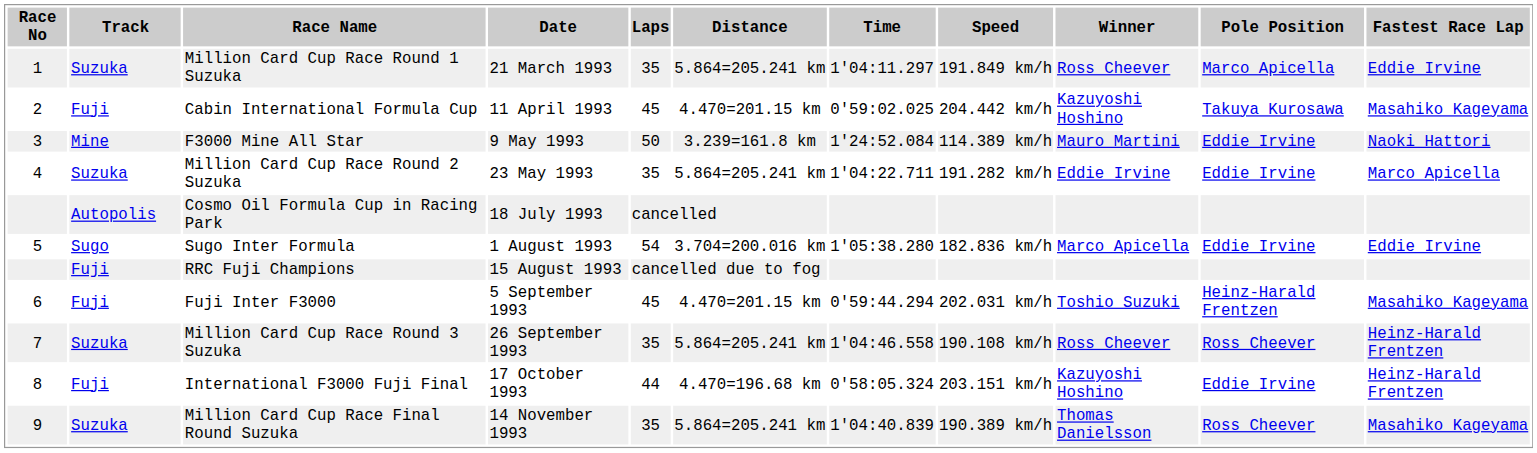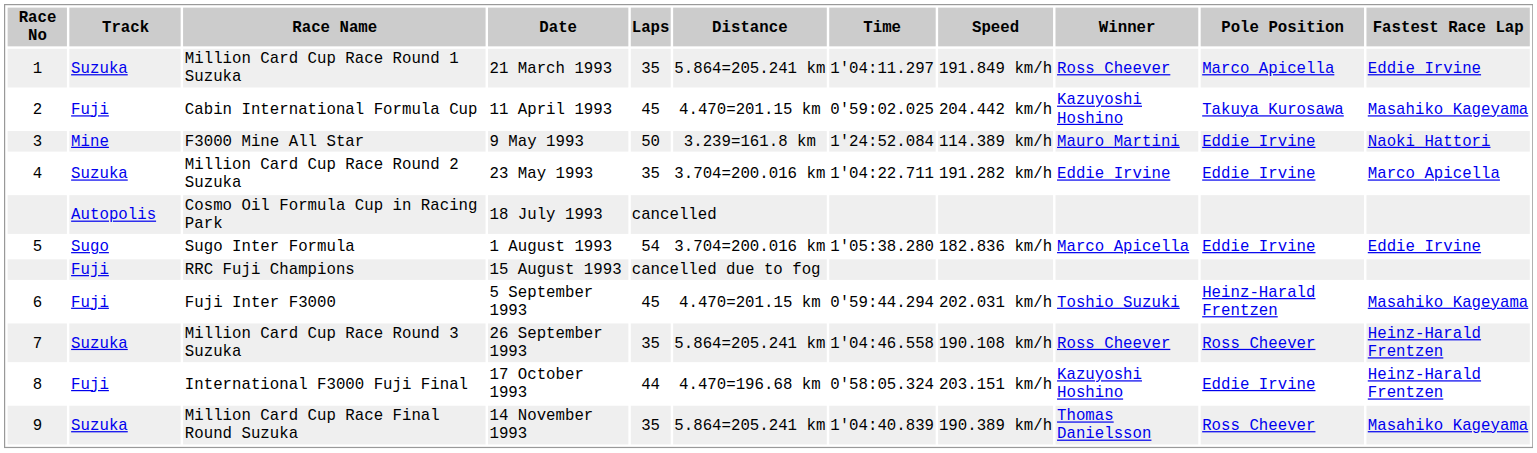(750, 173) 5.864=205.241 km -> (750, 173) 3.704=200.016 km
